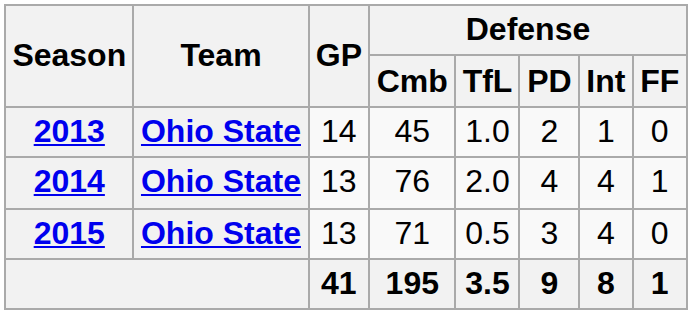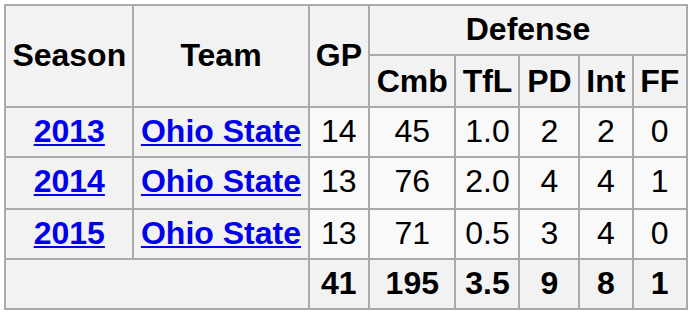(606, 131) 1 -> (606, 131) 2
